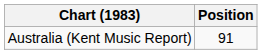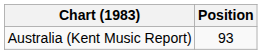(226, 37) 91 -> (226, 37) 93
